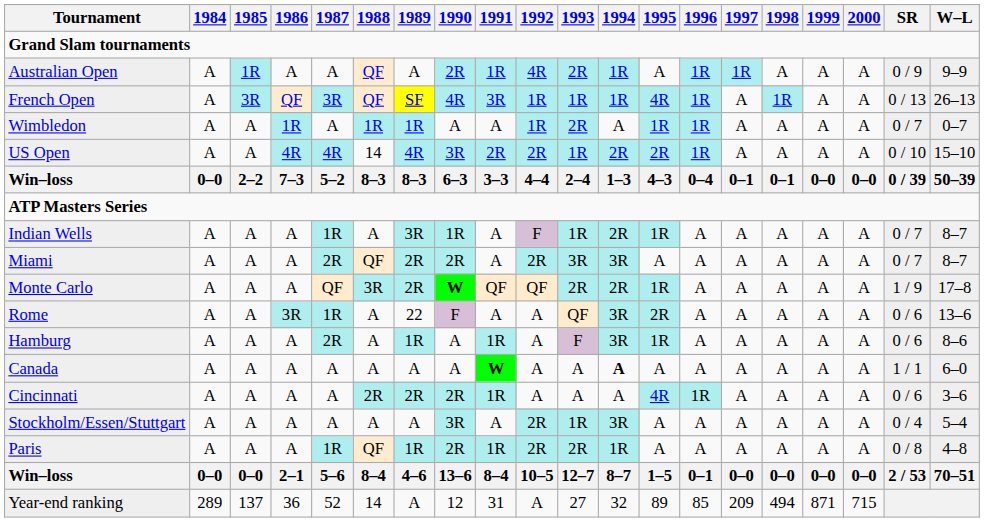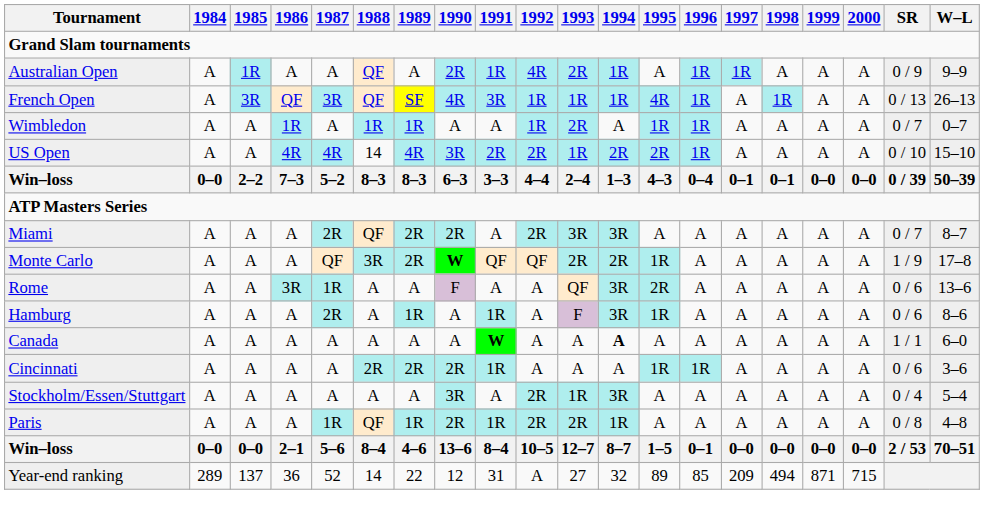- row: (50, 233)
(414, 313) 22 -> (414, 286) A
(660, 394) 4R -> (660, 367) 1R
(414, 502) A -> (414, 475) 22
